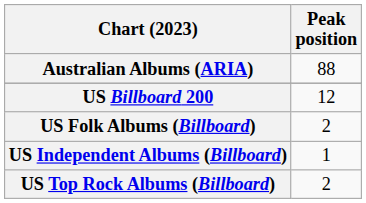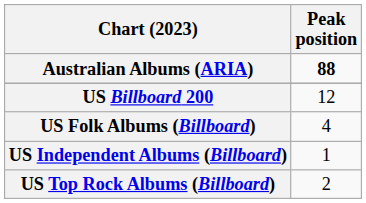(326, 68) normal -> (326, 68) bold
(326, 126) 2 -> (326, 126) 4
